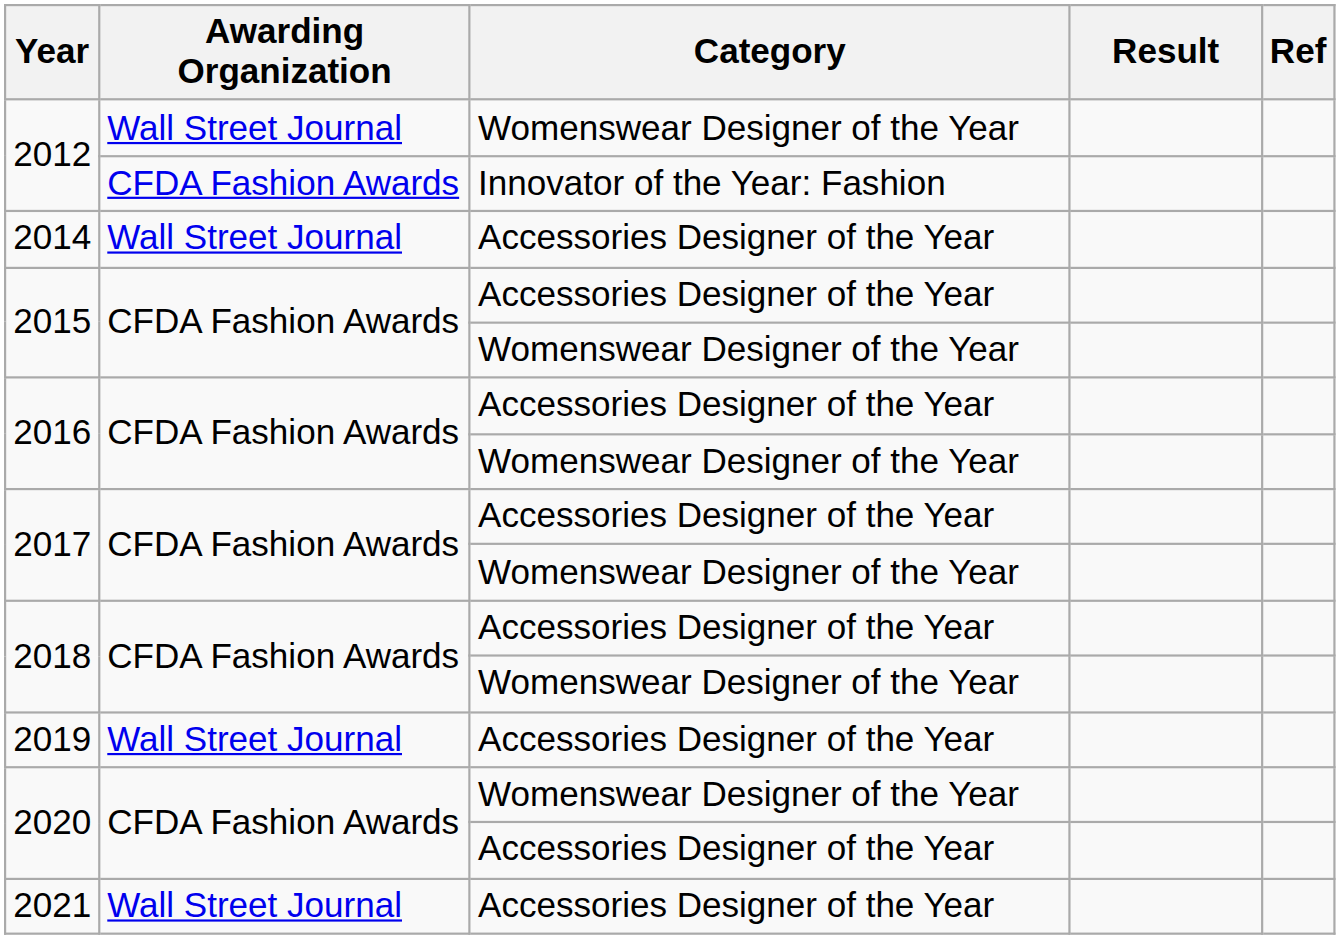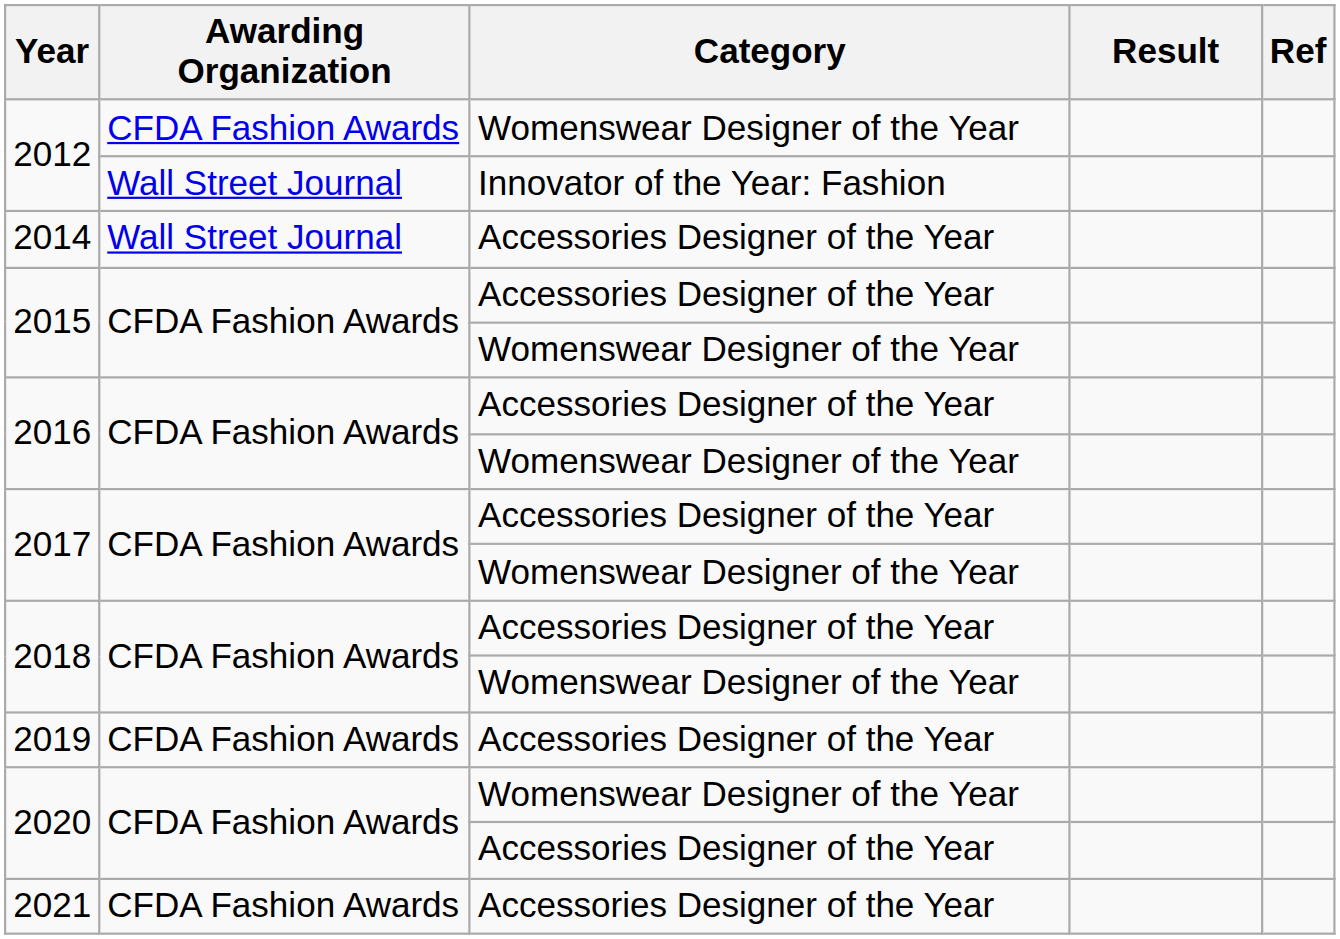(255, 127) Wall Street Journal -> (283, 127) CFDA Fashion Awards
(283, 182) CFDA Fashion Awards -> (255, 182) Wall Street Journal
(255, 738) Wall Street Journal -> (283, 738) CFDA Fashion Awards
(255, 905) Wall Street Journal -> (283, 905) CFDA Fashion Awards
